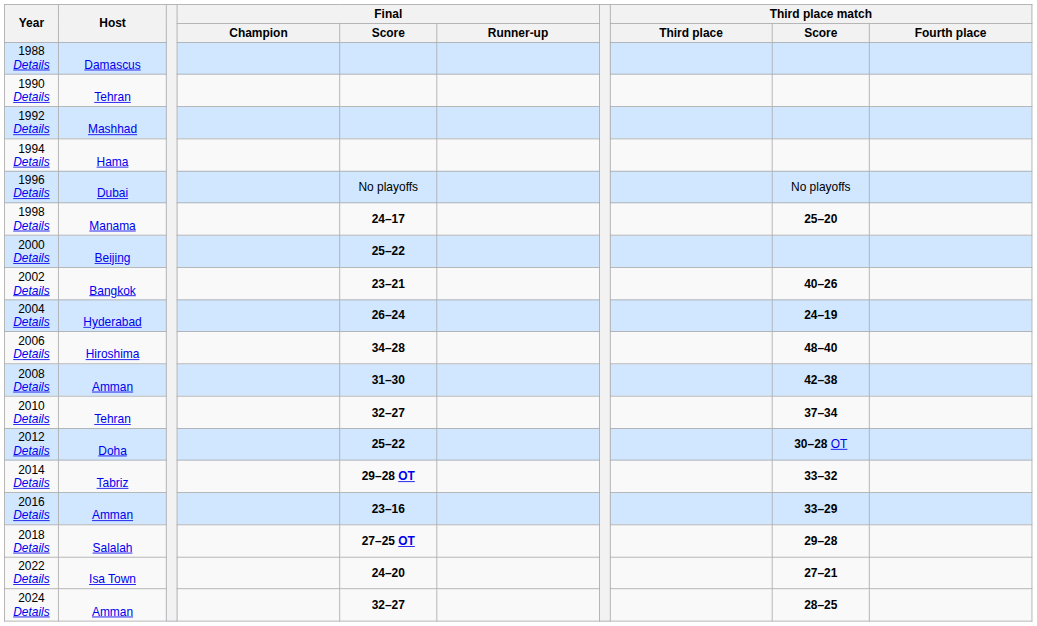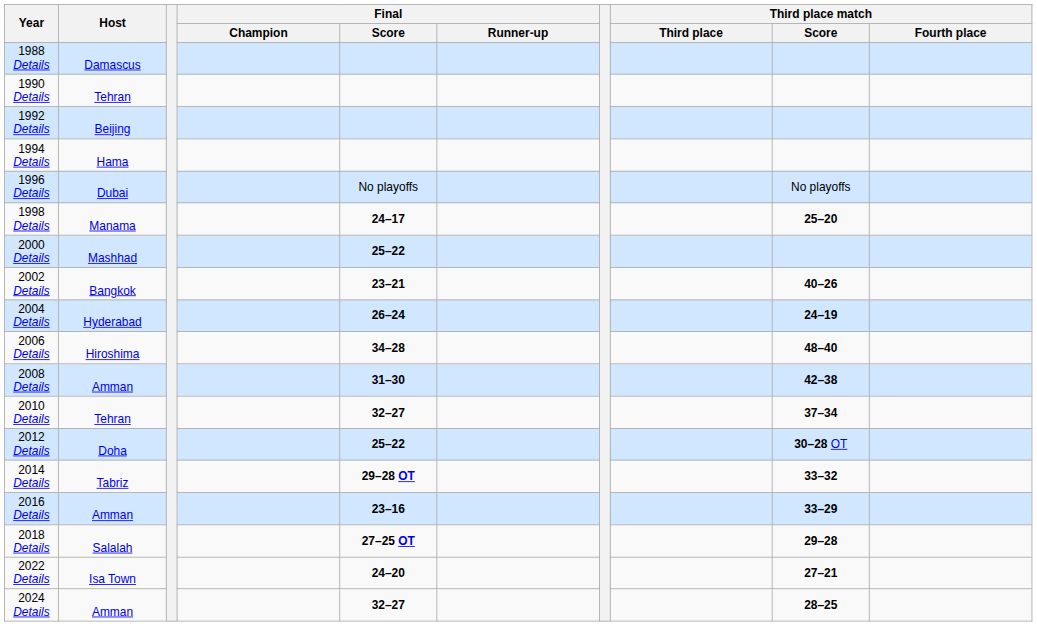(113, 130) Mashhad -> (113, 130) Beijing
(113, 258) Beijing -> (113, 258) Mashhad
